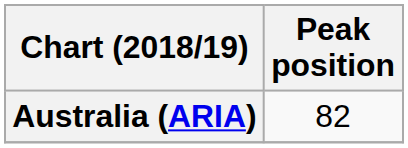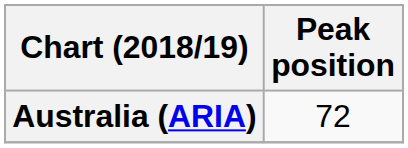(333, 116) 82 -> (333, 116) 72
